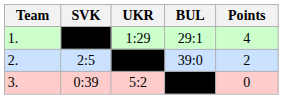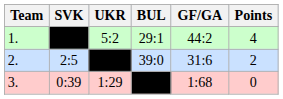+ column: (200, 15)
(138, 37) 1:29 -> (110, 37) 5:2
(138, 82) 5:2 -> (110, 82) 1:29
